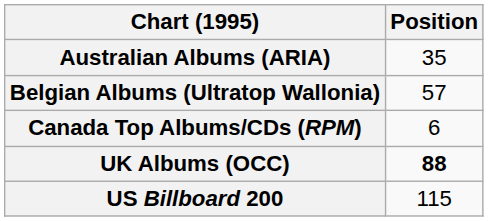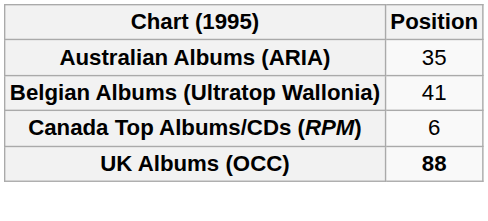(434, 92) 57 -> (434, 92) 41
- row: (195, 198)
